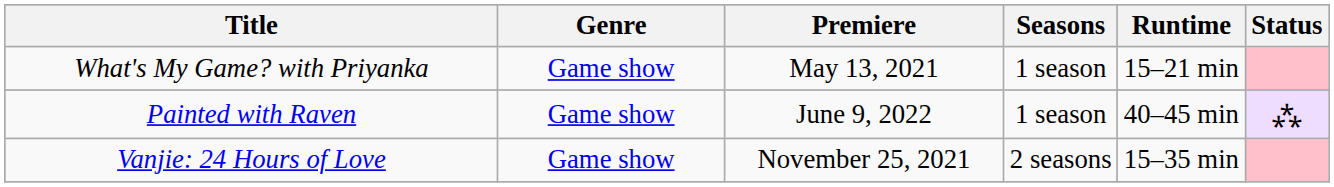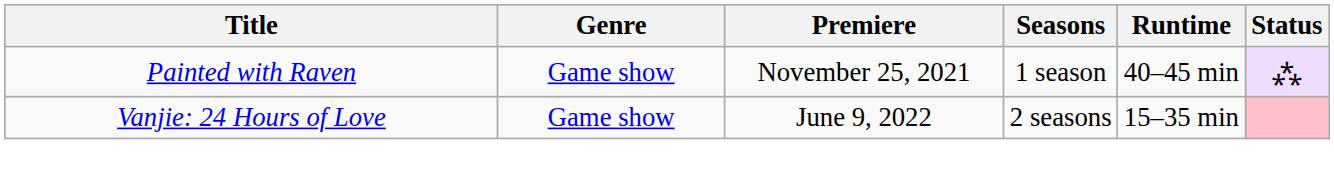- row: (251, 68)
(864, 113) June 9, 2022 -> (864, 71) November 25, 2021
(864, 159) November 25, 2021 -> (864, 117) June 9, 2022
